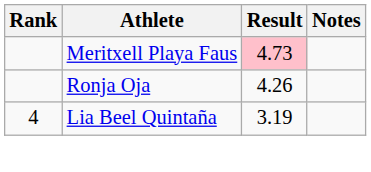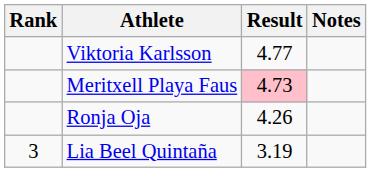+ row: (139, 53)
(33, 118) 4 -> (33, 150) 3
